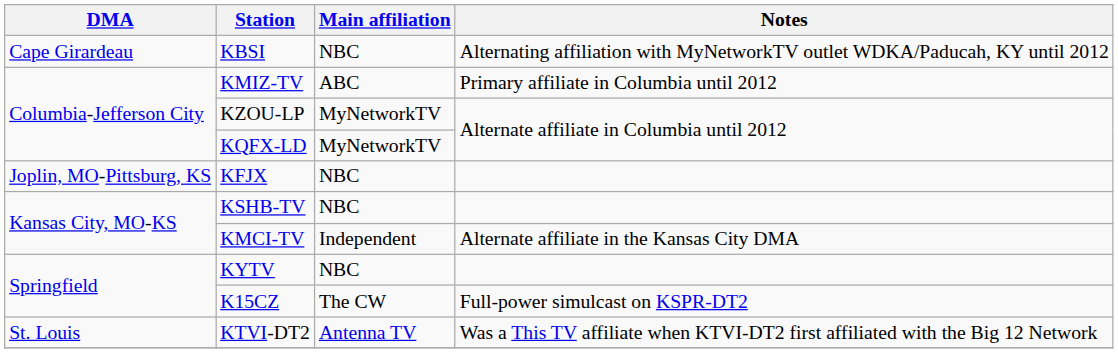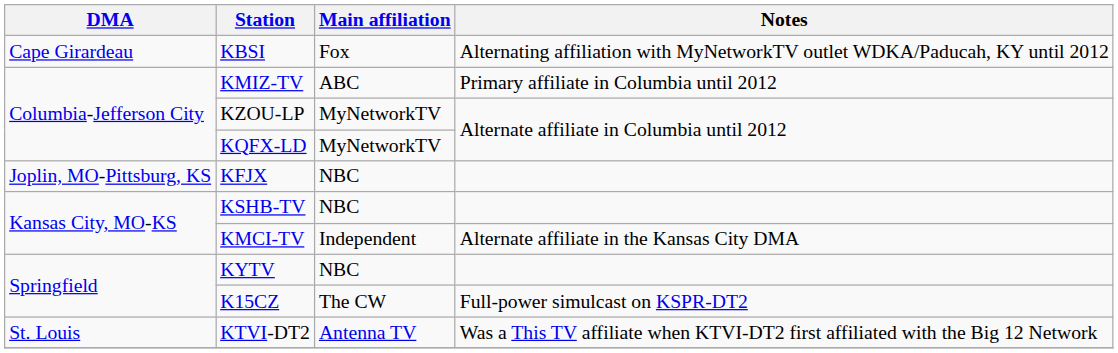(339, 51) NBC -> (334, 51) Fox
